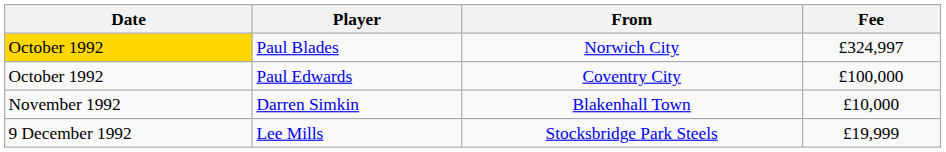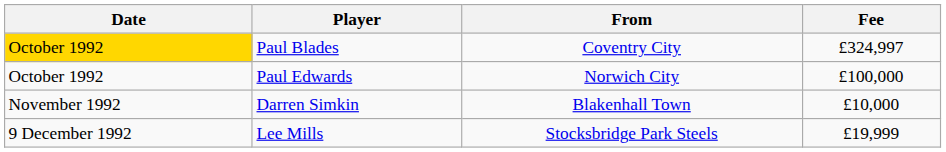(632, 47) Norwich City -> (632, 47) Coventry City
(632, 76) Coventry City -> (632, 76) Norwich City
